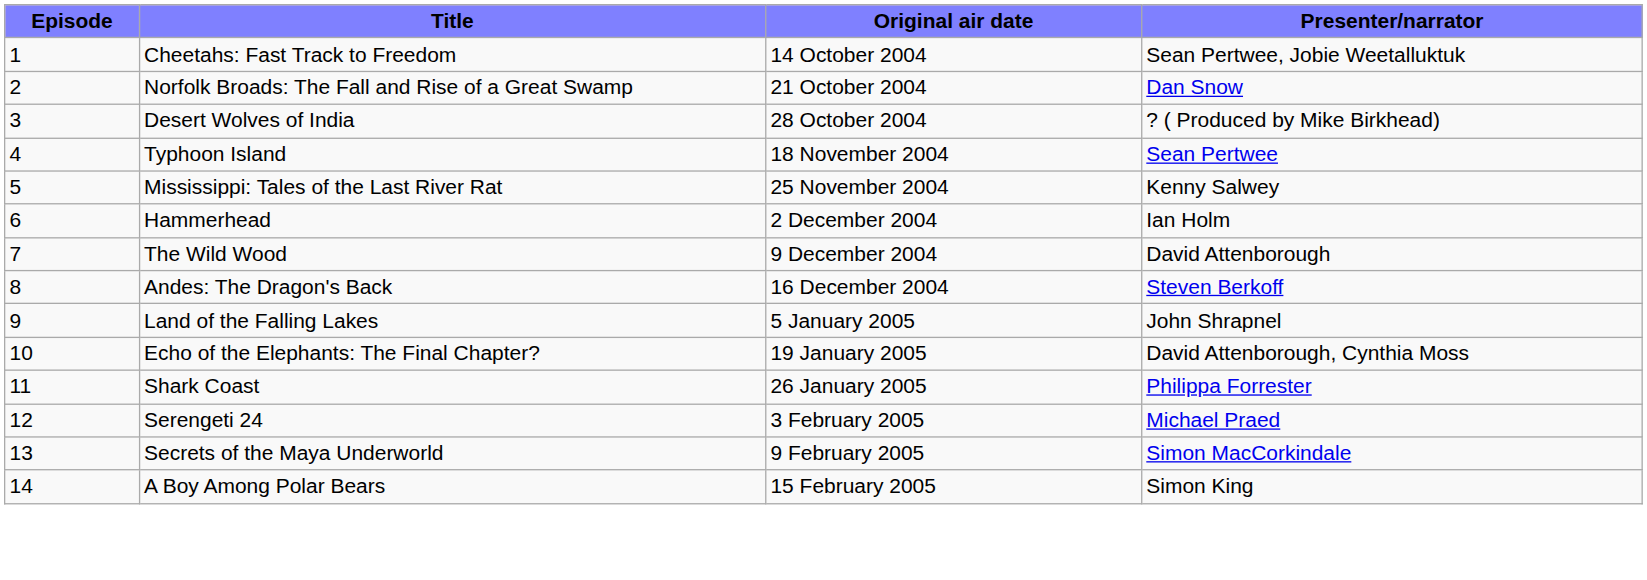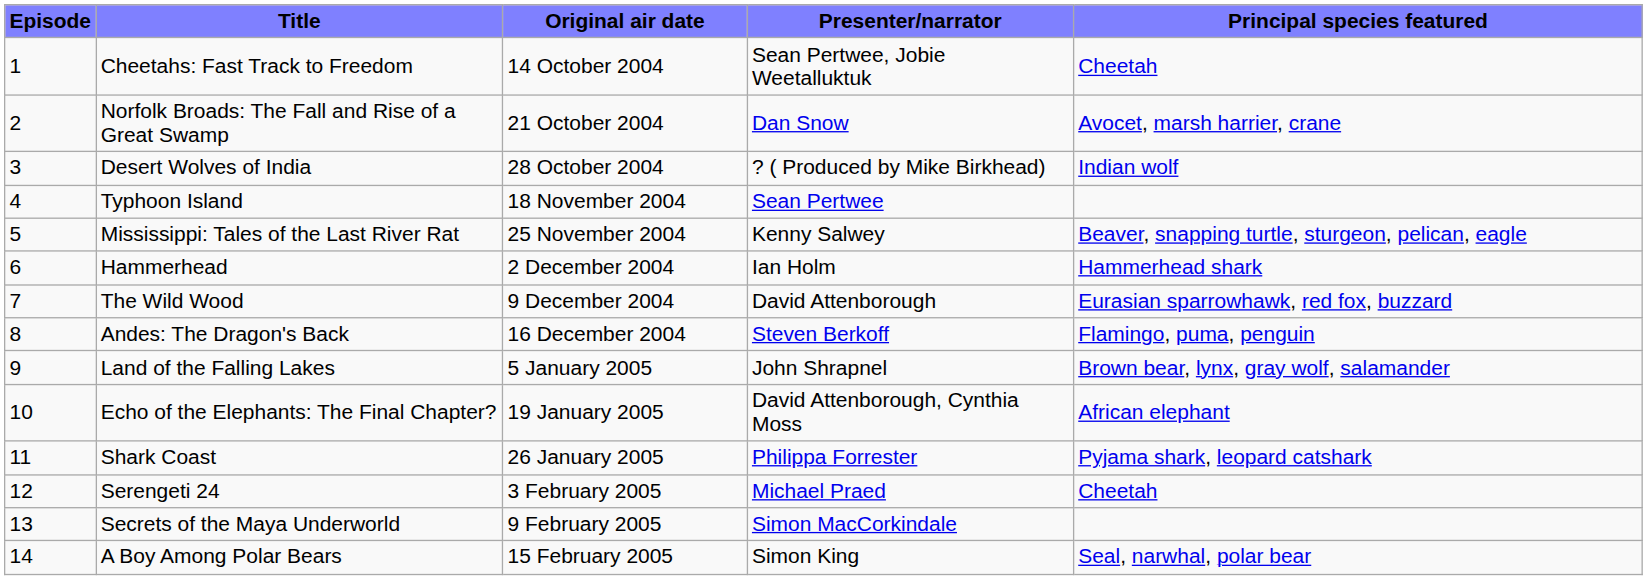+ column: (1358, 21)
